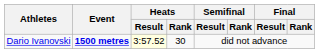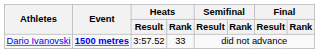(149, 42) lightyellow background -> (149, 42) no background
(180, 42) 30 -> (180, 42) 33
